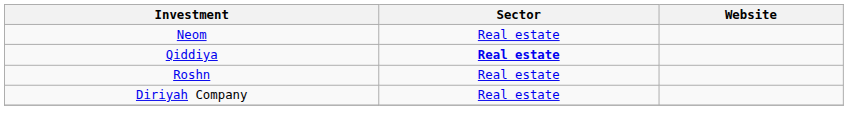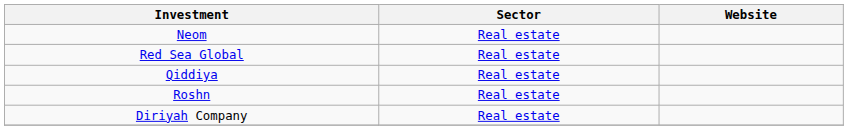+ row: (192, 55)
(519, 55) bold -> (519, 75) normal
